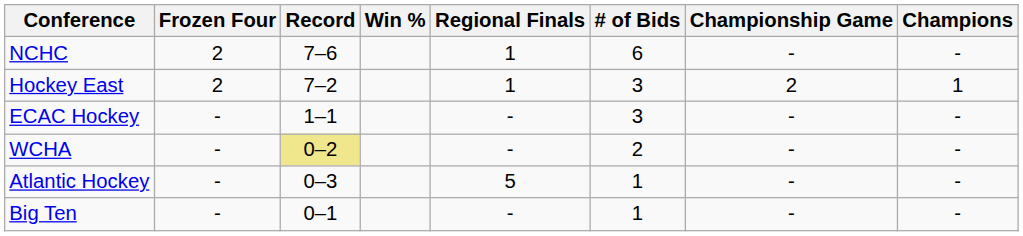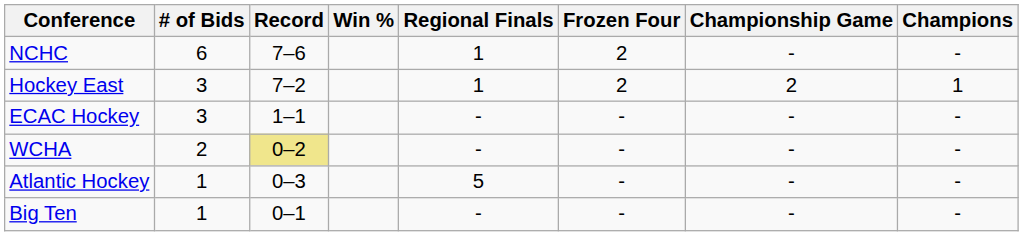columns swapped: (637, 20) <-> (217, 20)
